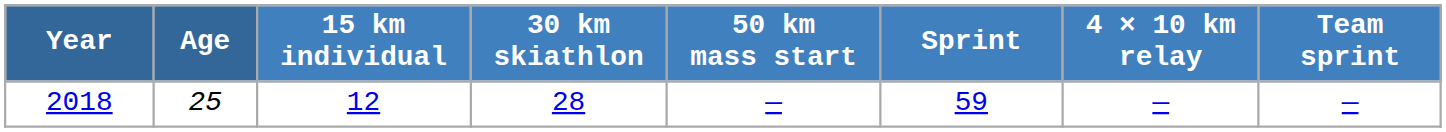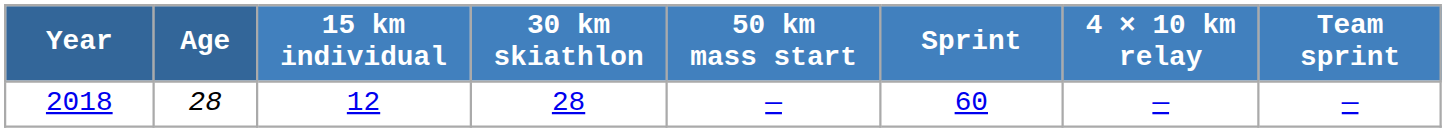(205, 104) 25 -> (205, 104) 28
(971, 104) 59 -> (971, 104) 60
